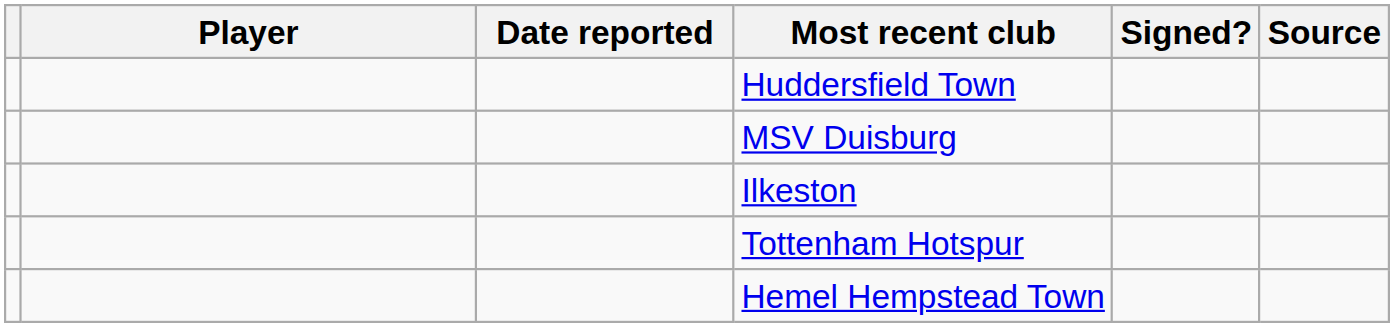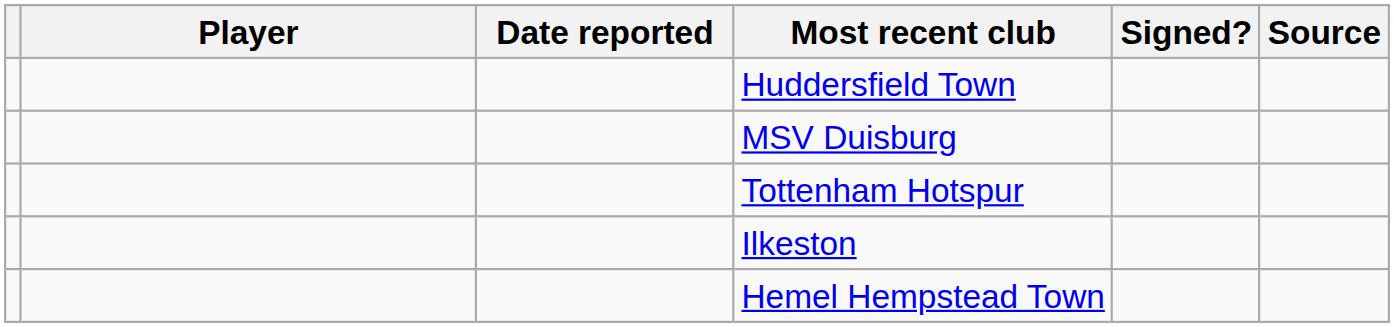rows swapped: (799, 191) <-> (883, 244)
